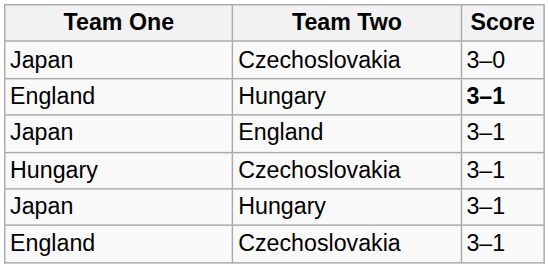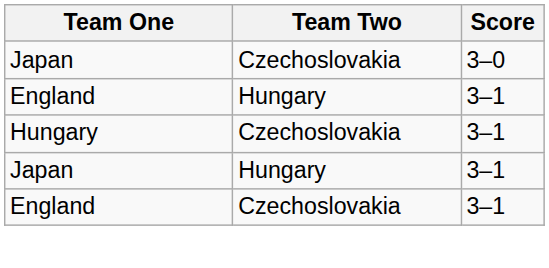(486, 96) bold -> (486, 96) normal
- row: (42, 133)
